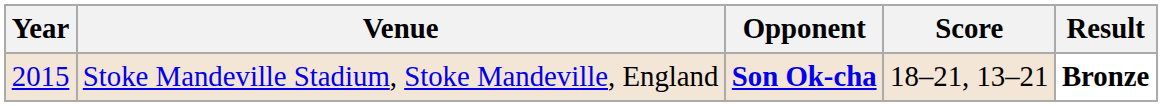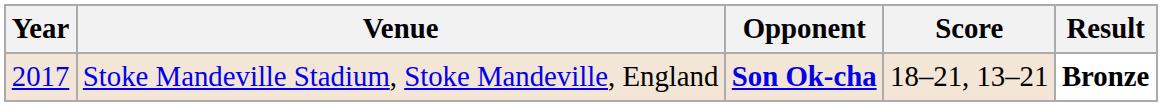(41, 76) 2015 -> (41, 76) 2017
